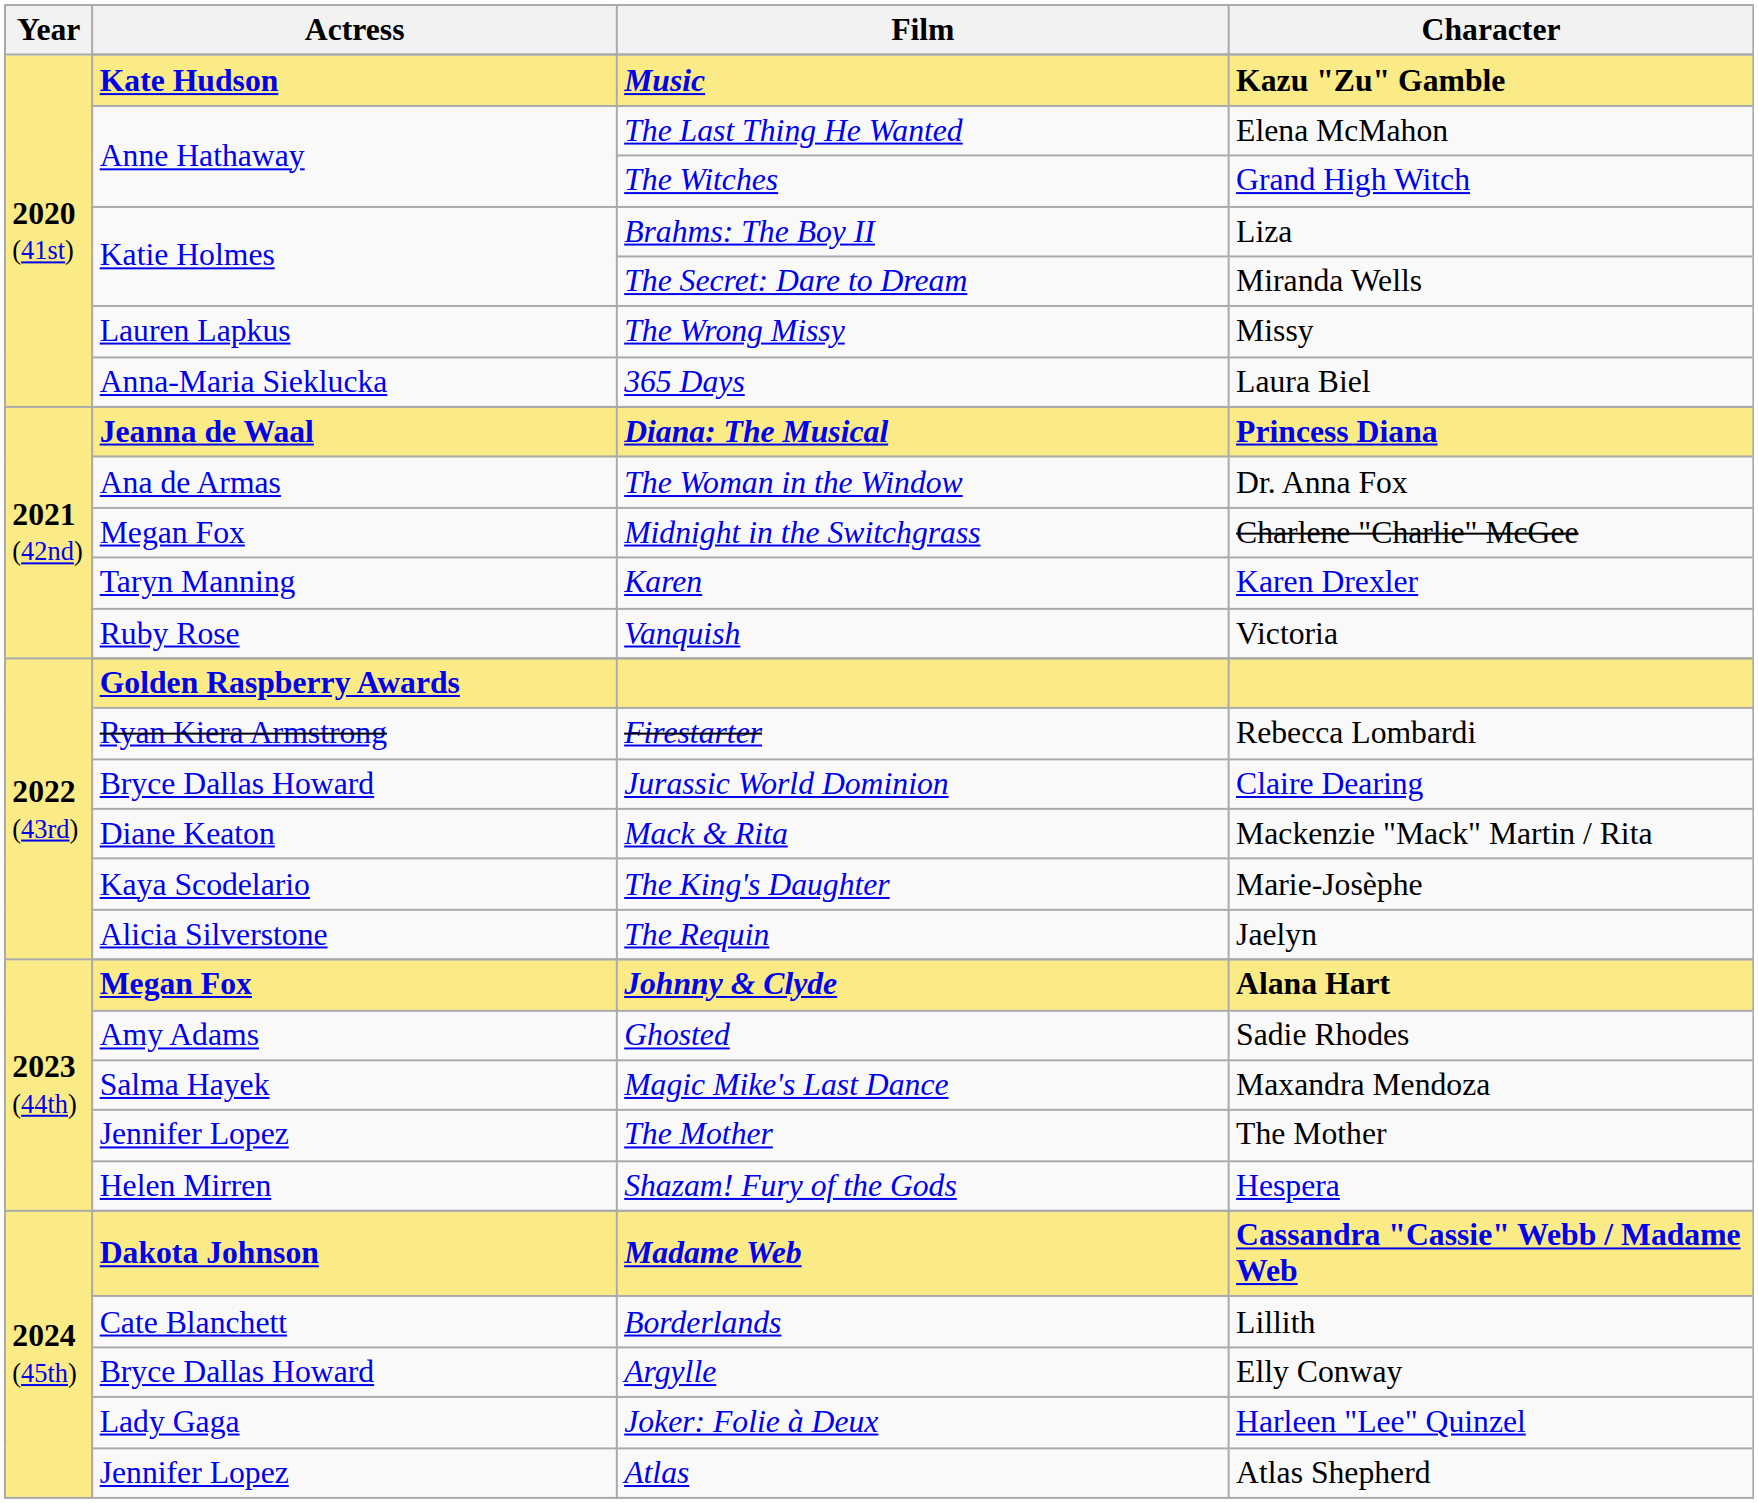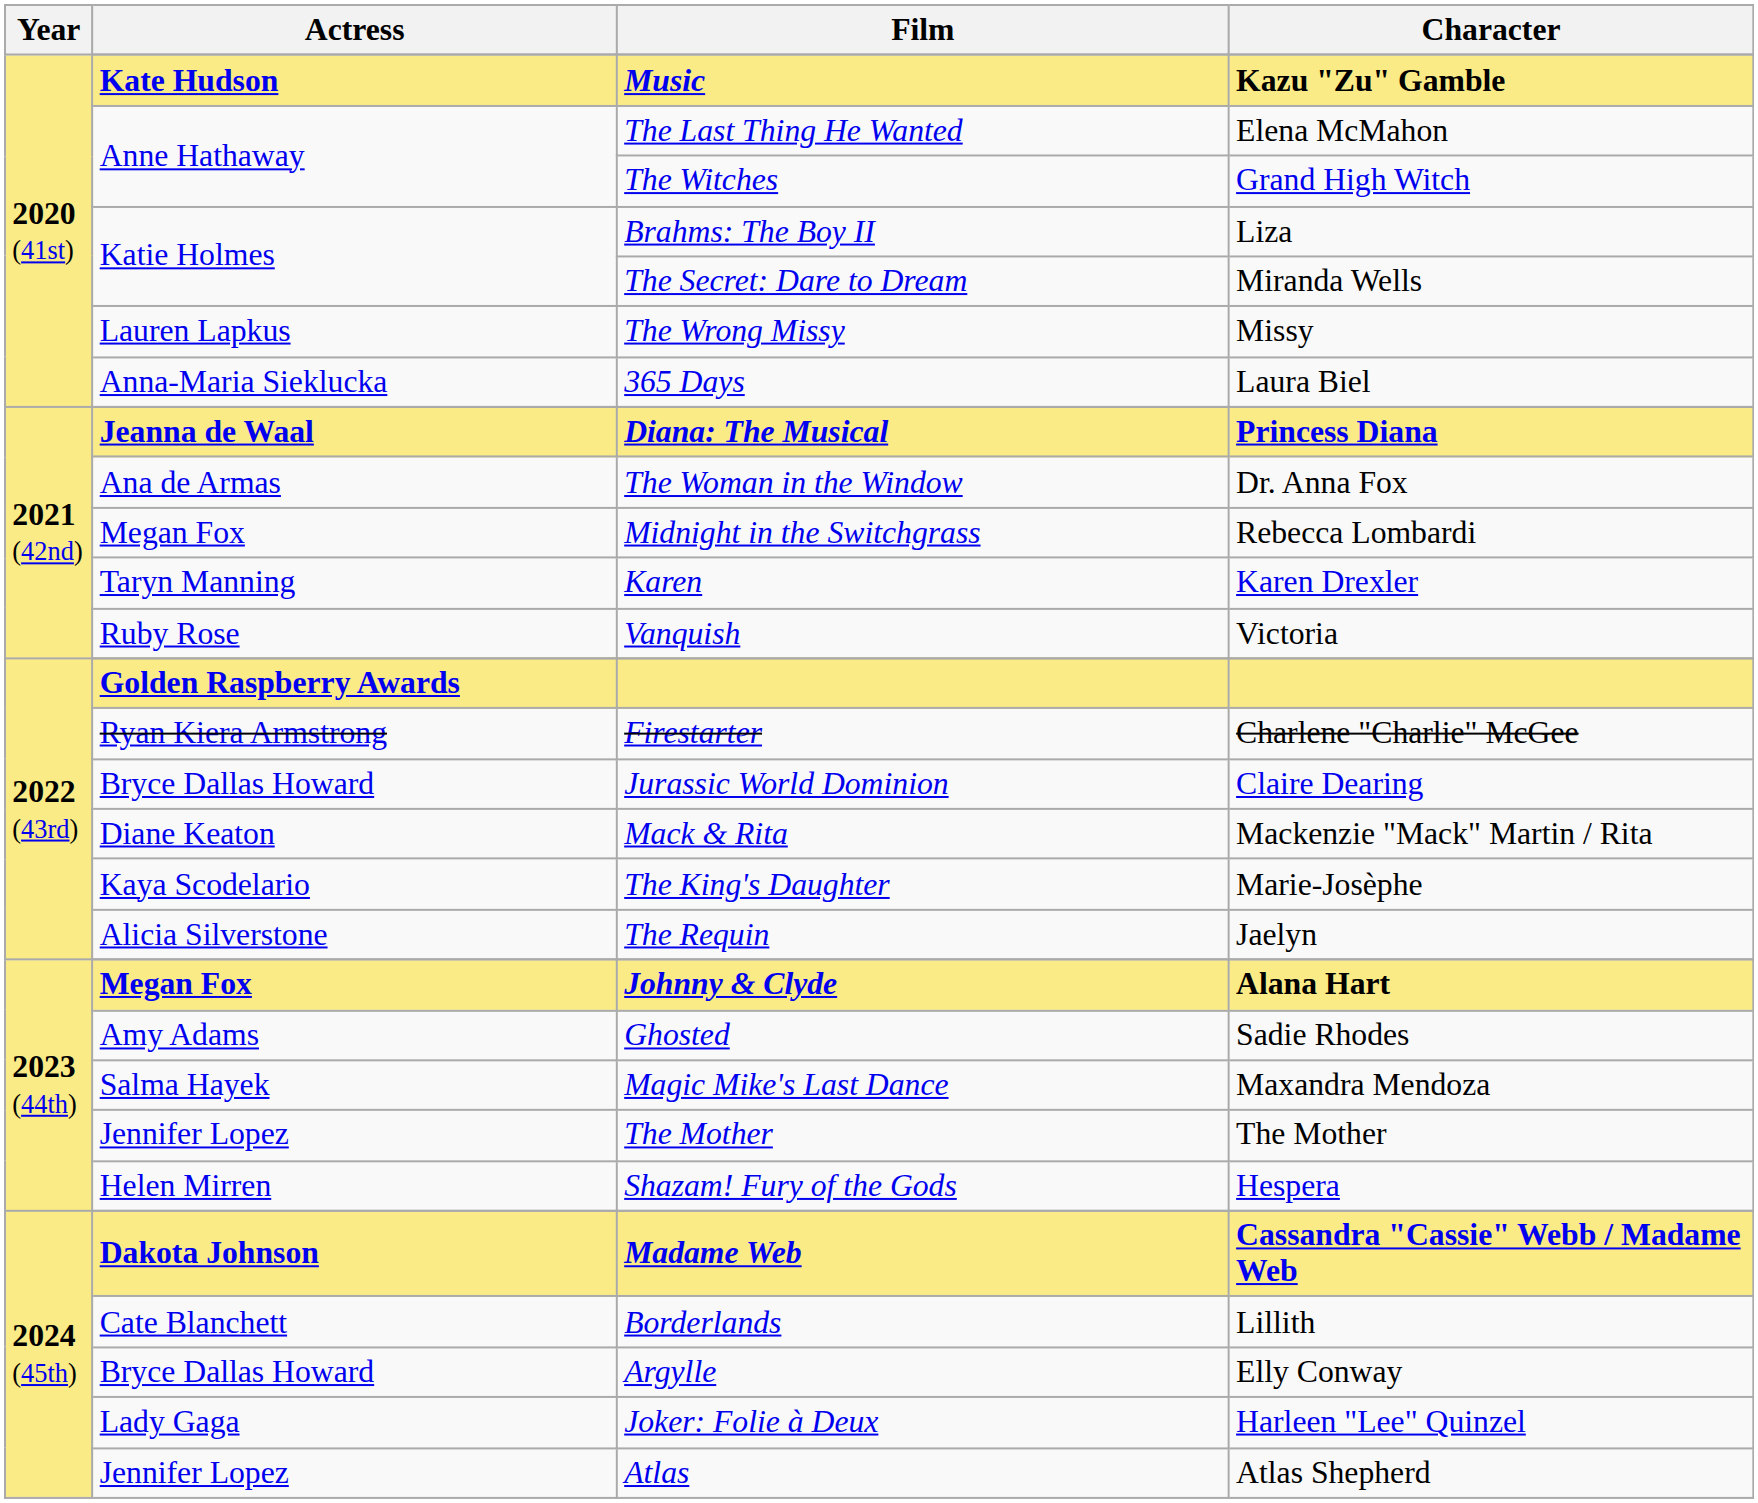(1407, 532) Charlene "Charlie" McGee -> (1356, 532) Rebecca Lombardi
(1356, 733) Rebecca Lombardi -> (1407, 733) Charlene "Charlie" McGee
